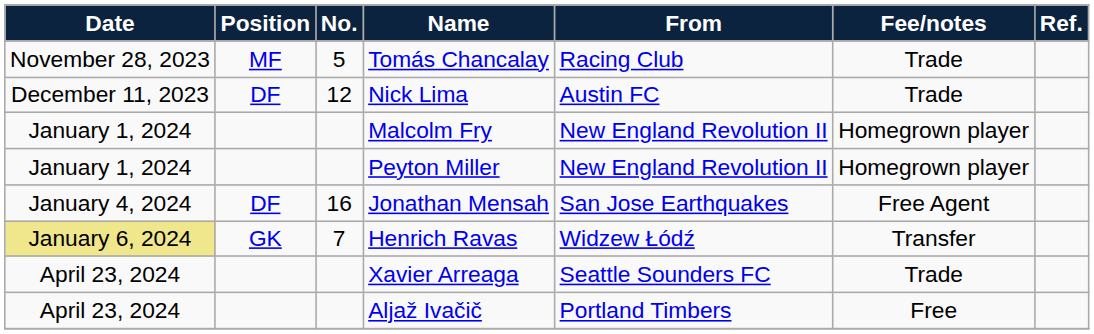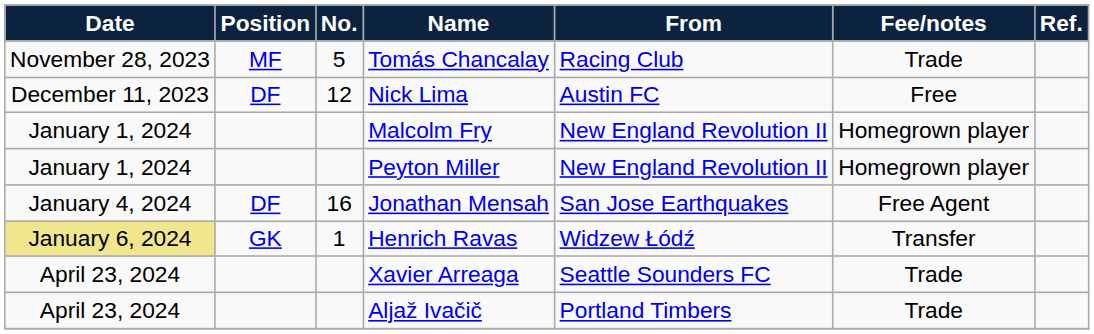(934, 95) Trade -> (934, 95) Free
(339, 239) 7 -> (339, 239) 1
(934, 311) Free -> (934, 311) Trade
